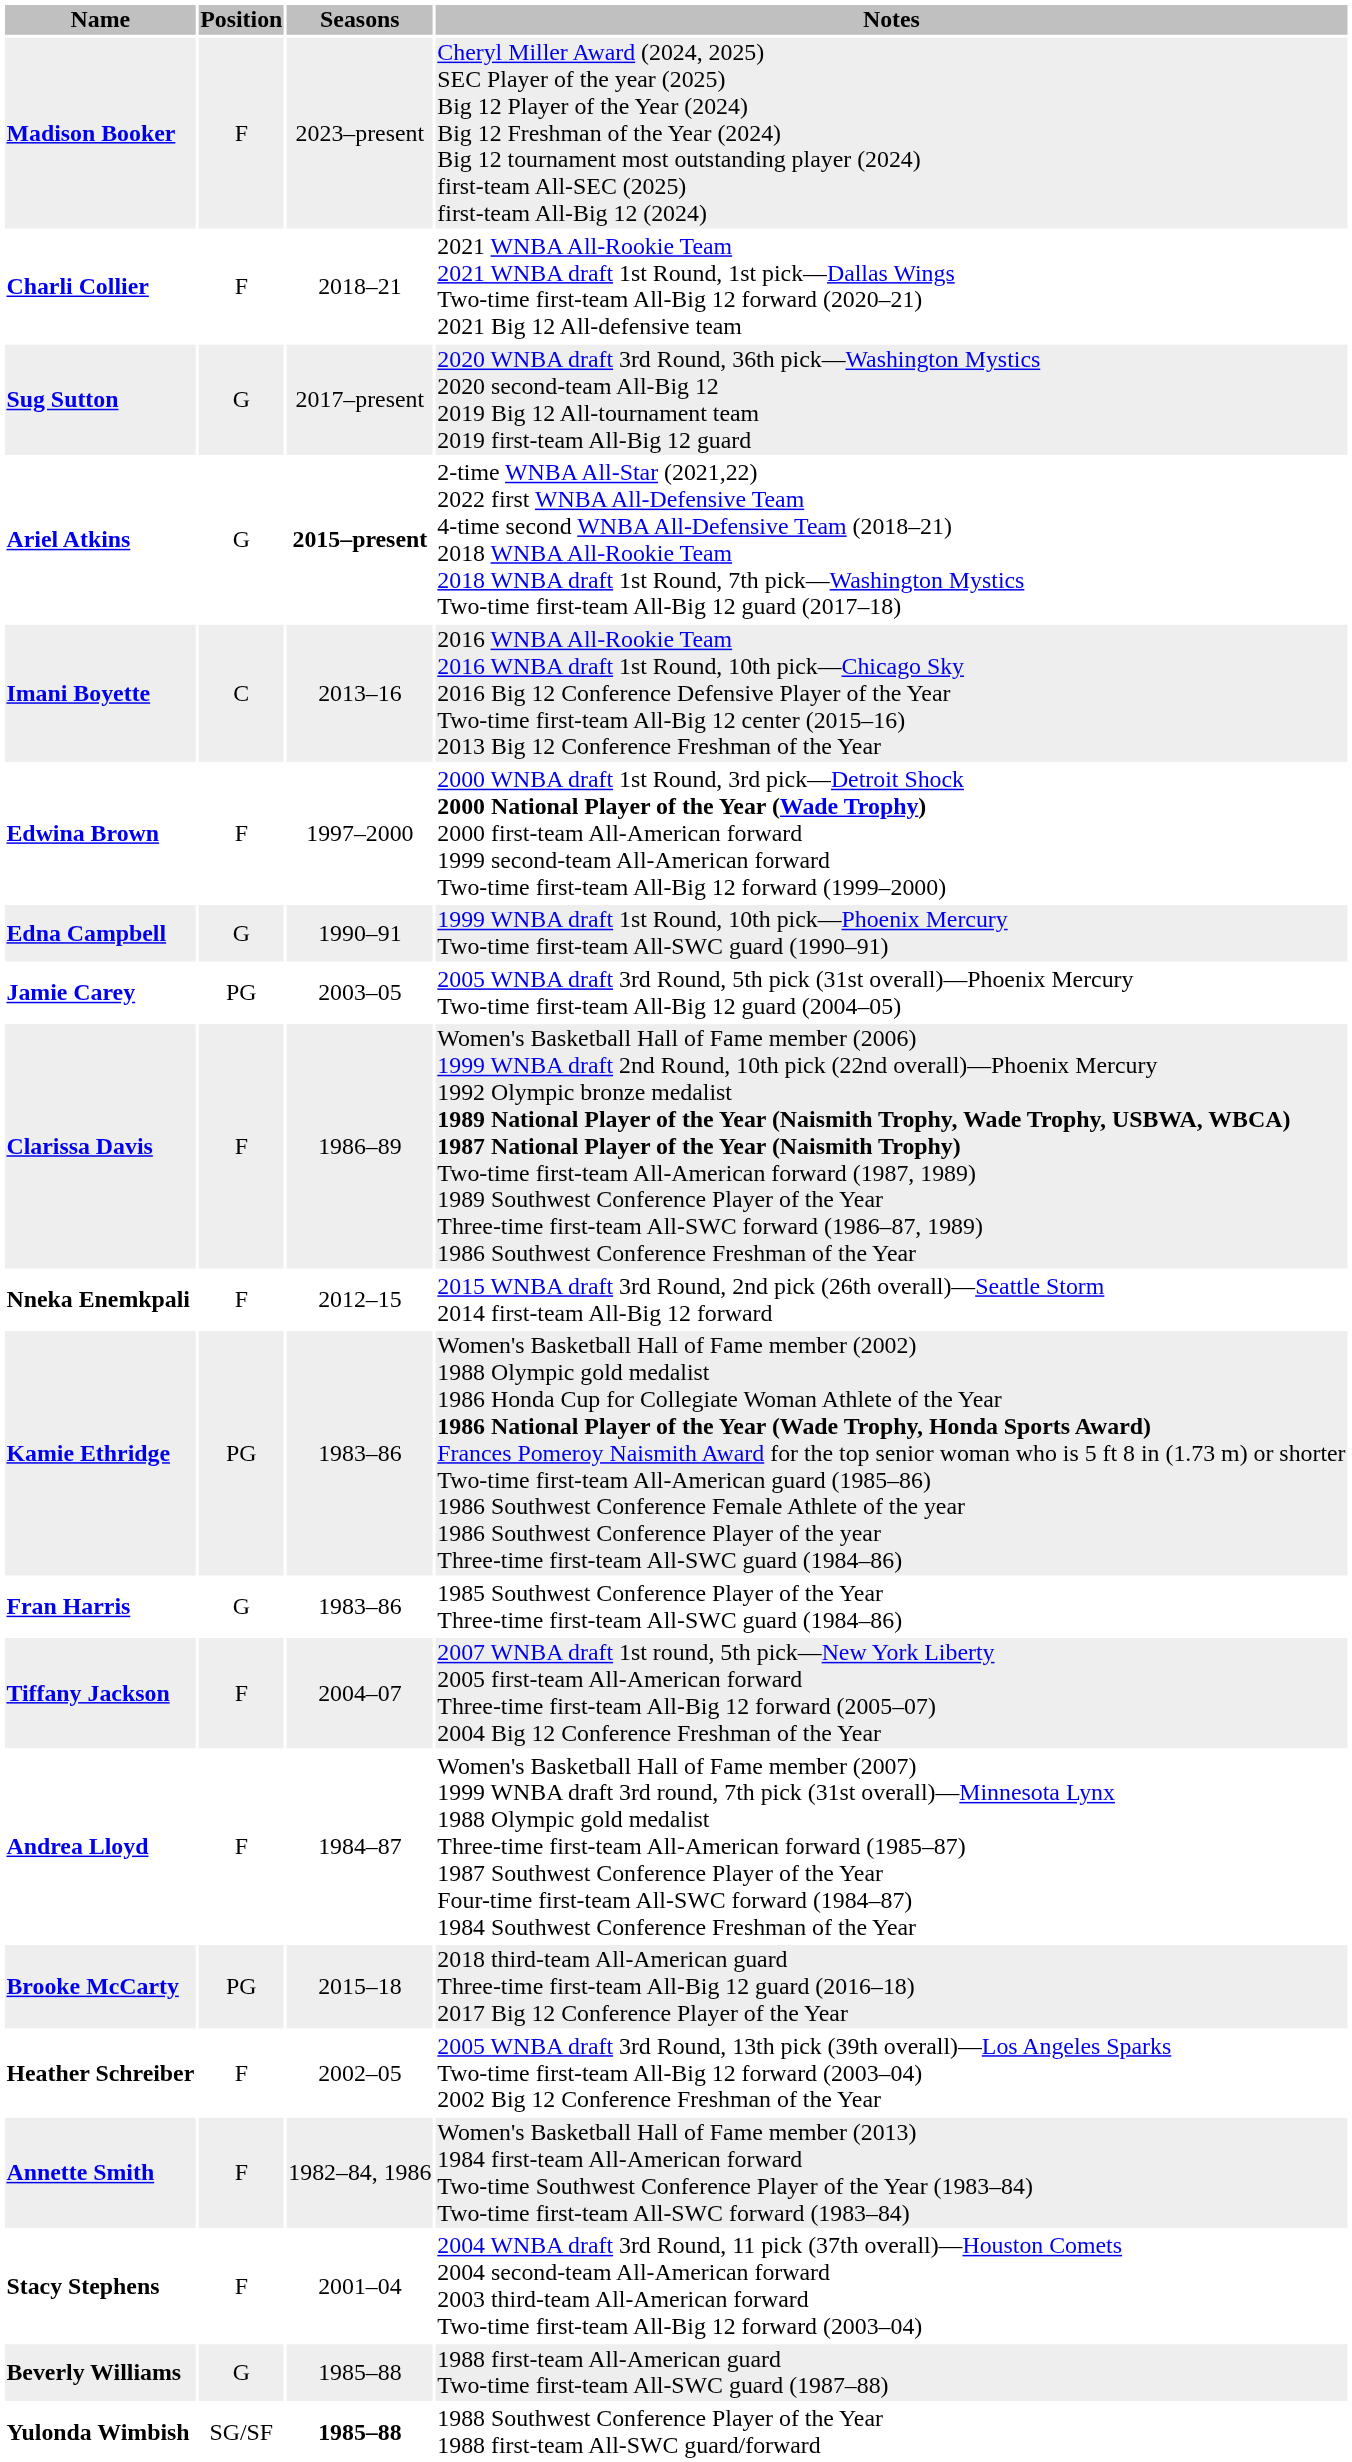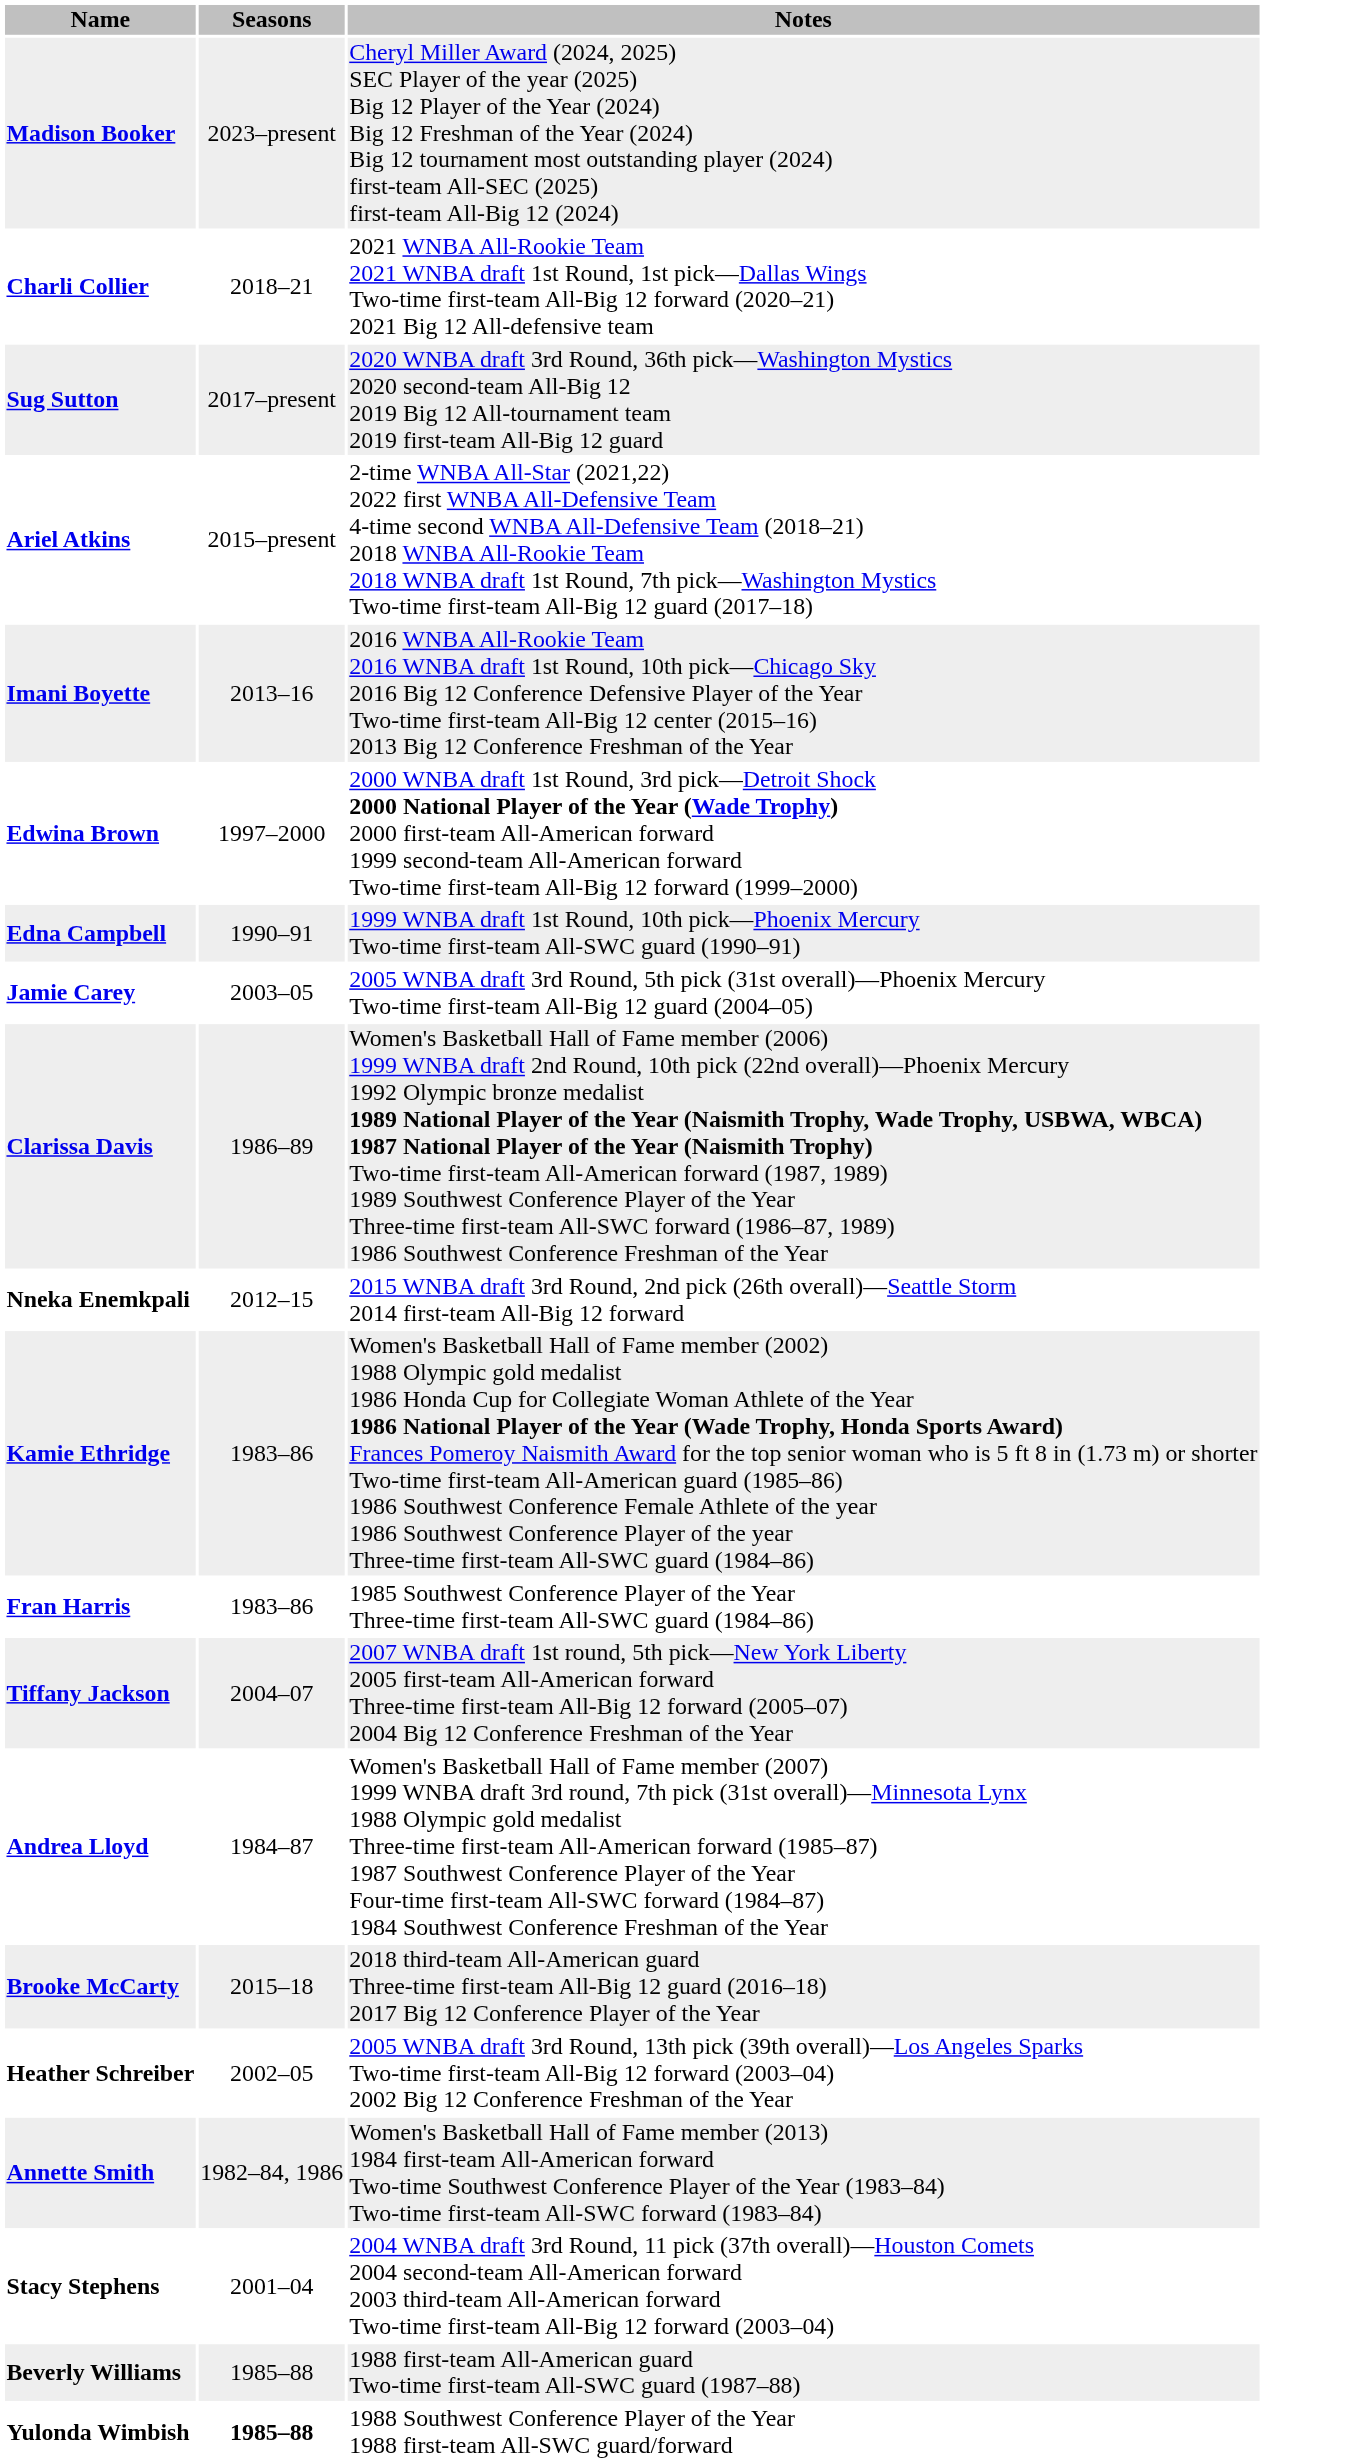- column: (241, 19)
(360, 539) bold -> (272, 539) normal
